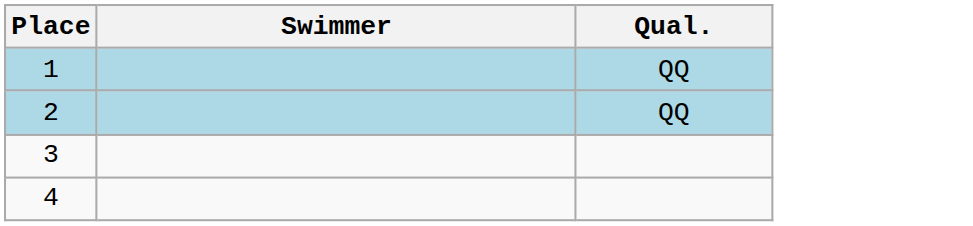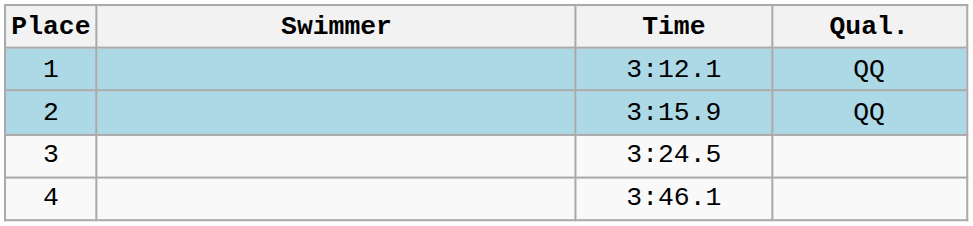+ column: (674, 27)
